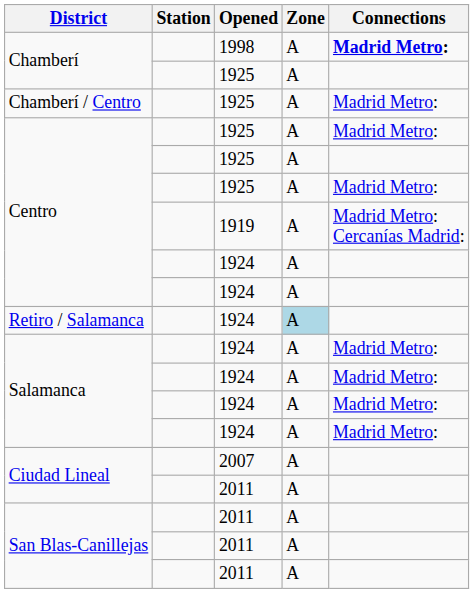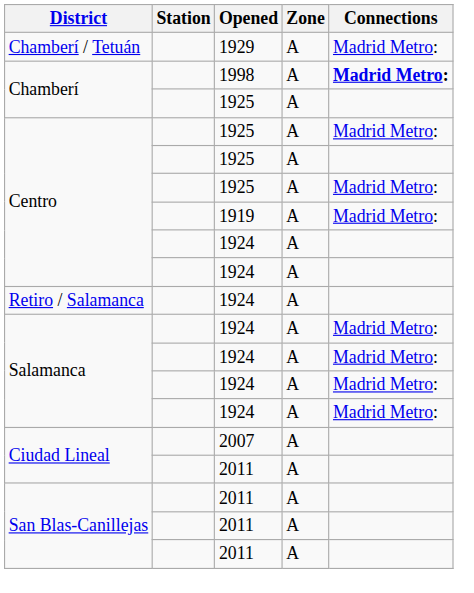+ row: (74, 46)
- row: (75, 103)
(399, 225) Madrid Metro: Cercanías Madrid: -> (386, 215) Madrid Metro:
(293, 320) lightblue background -> (293, 300) no background
